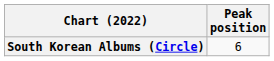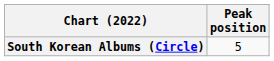(238, 47) 6 -> (238, 47) 5
